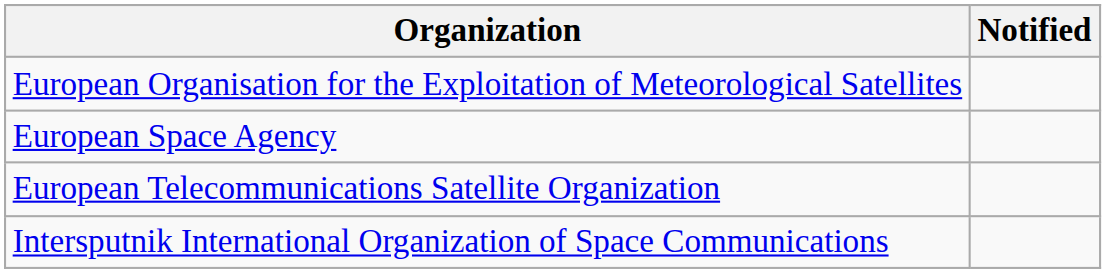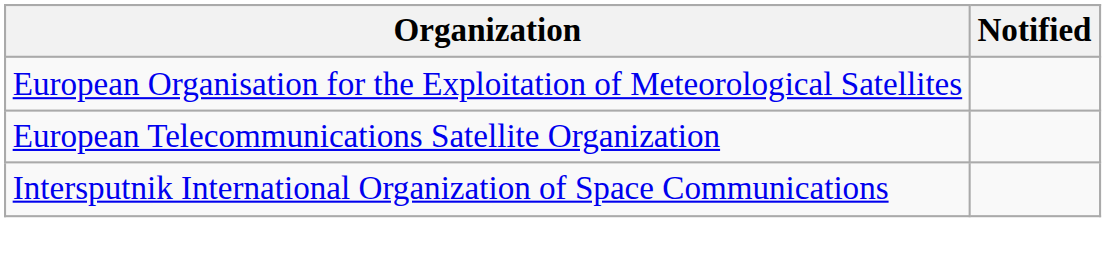- row: (175, 135)
